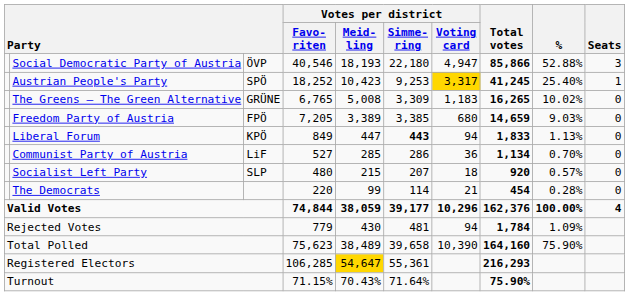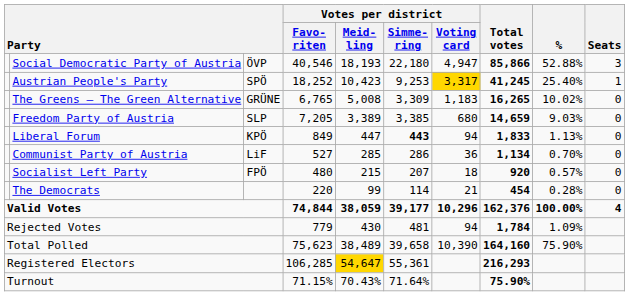(257, 118) FPÖ -> (257, 118) SLP
(257, 172) SLP -> (257, 172) FPÖ
